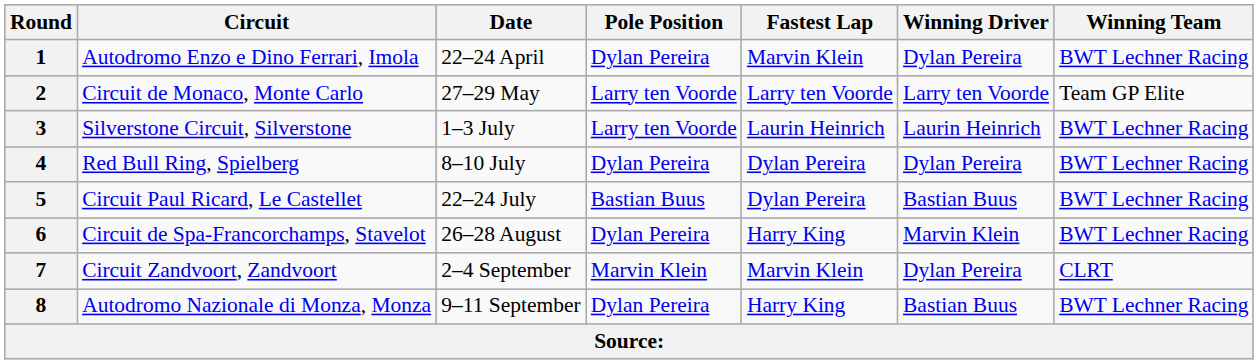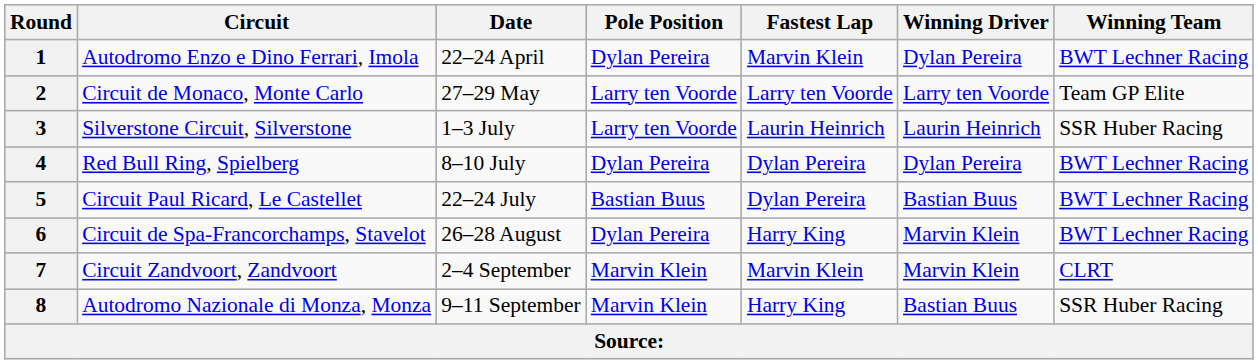(1154, 128) BWT Lechner Racing -> (1141, 128) SSR Huber Racing
(962, 269) Dylan Pereira -> (961, 269) Marvin Klein
(650, 305) Dylan Pereira -> (649, 305) Marvin Klein
(1154, 305) BWT Lechner Racing -> (1141, 305) SSR Huber Racing
